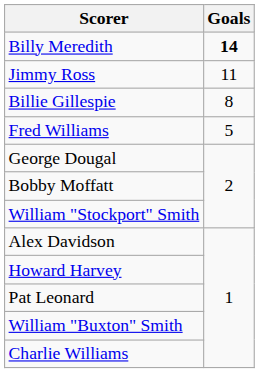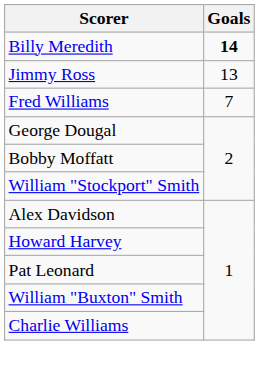(229, 74) 11 -> (229, 74) 13
- row: (62, 102)
(229, 130) 5 -> (229, 102) 7
